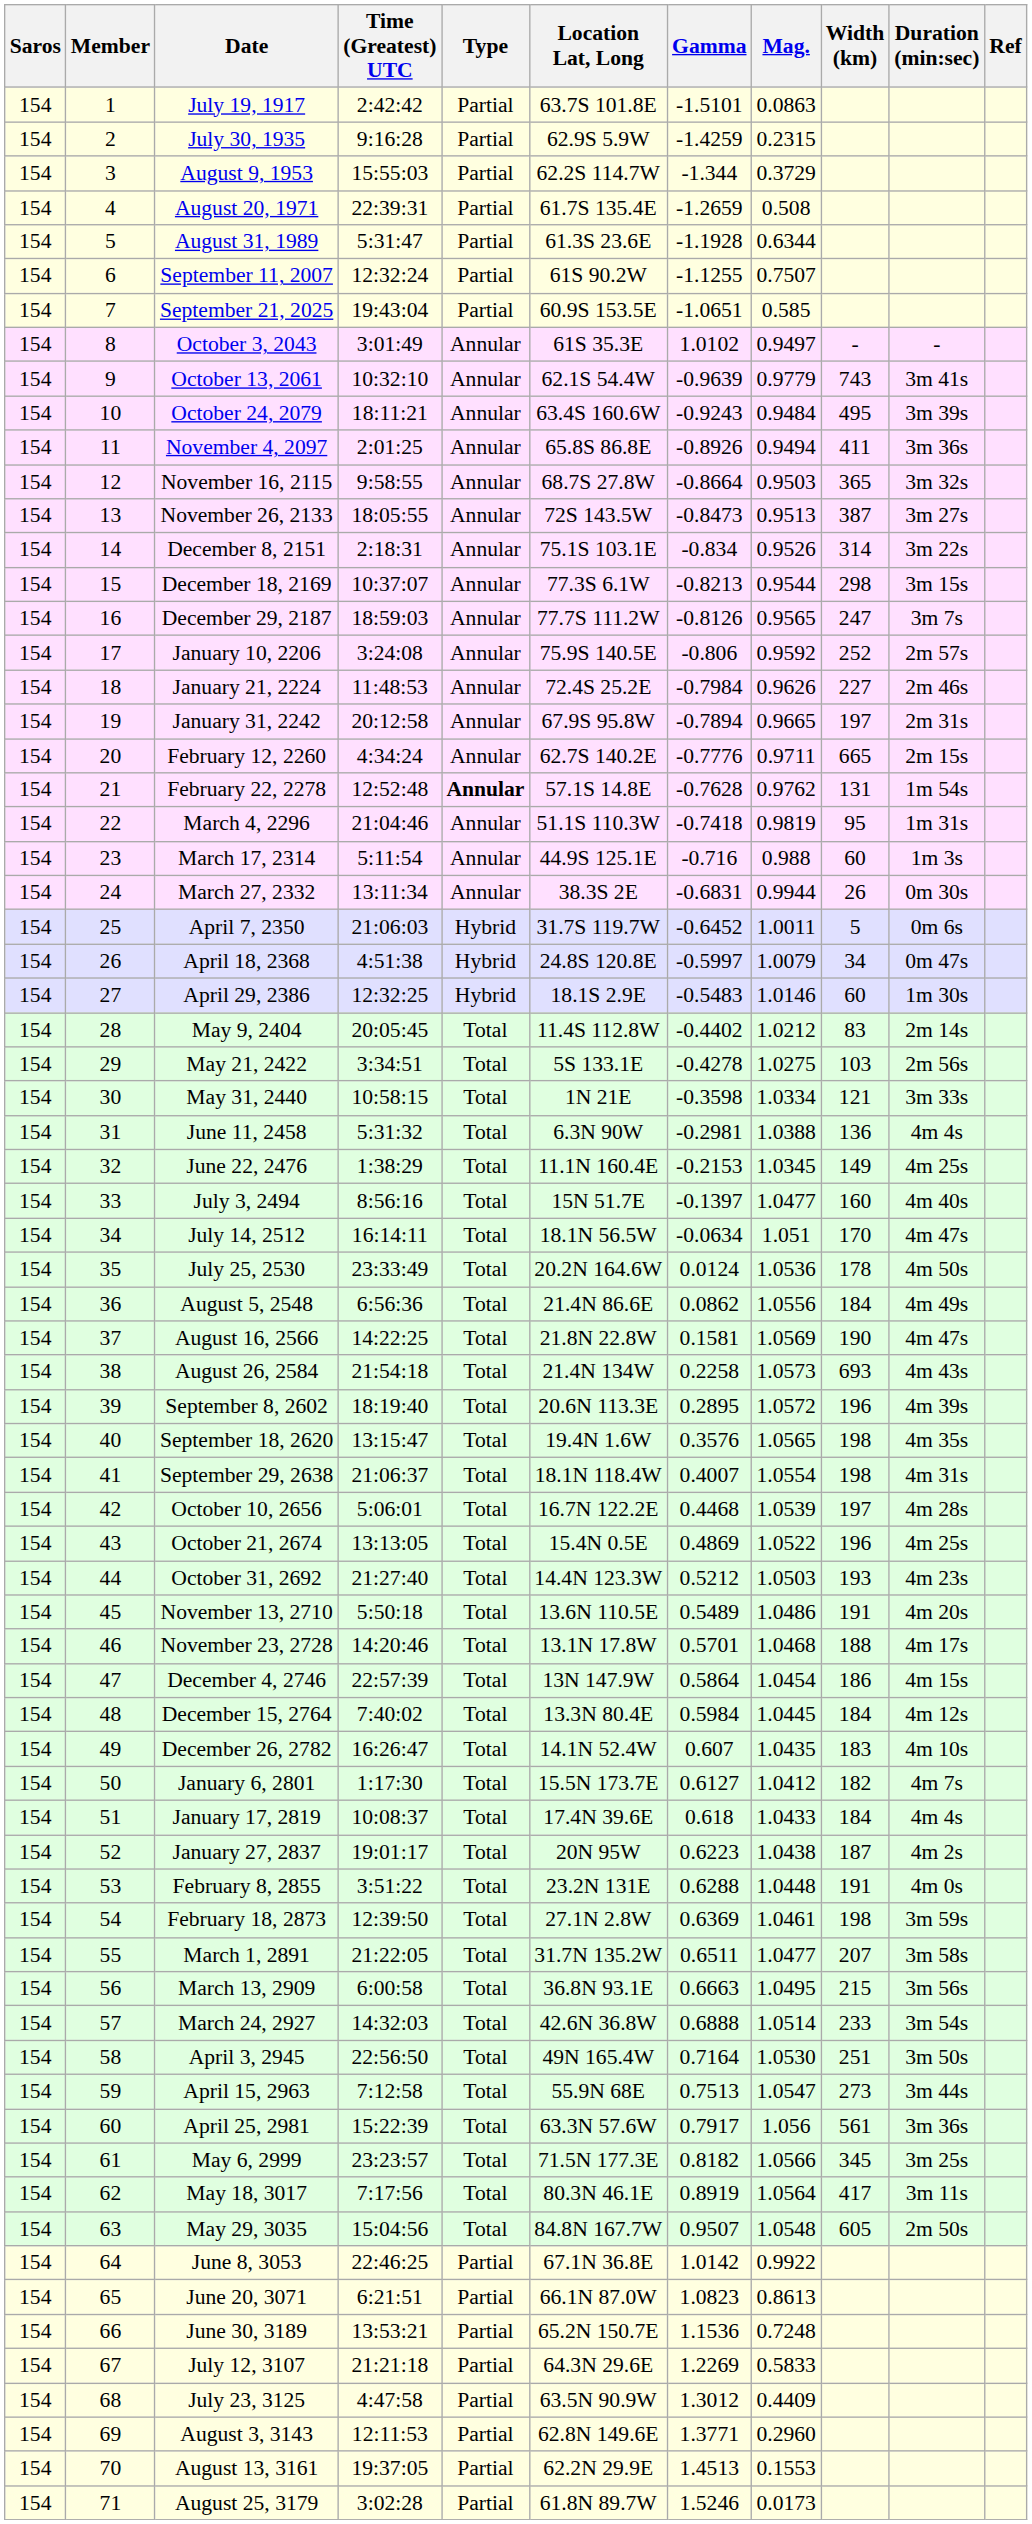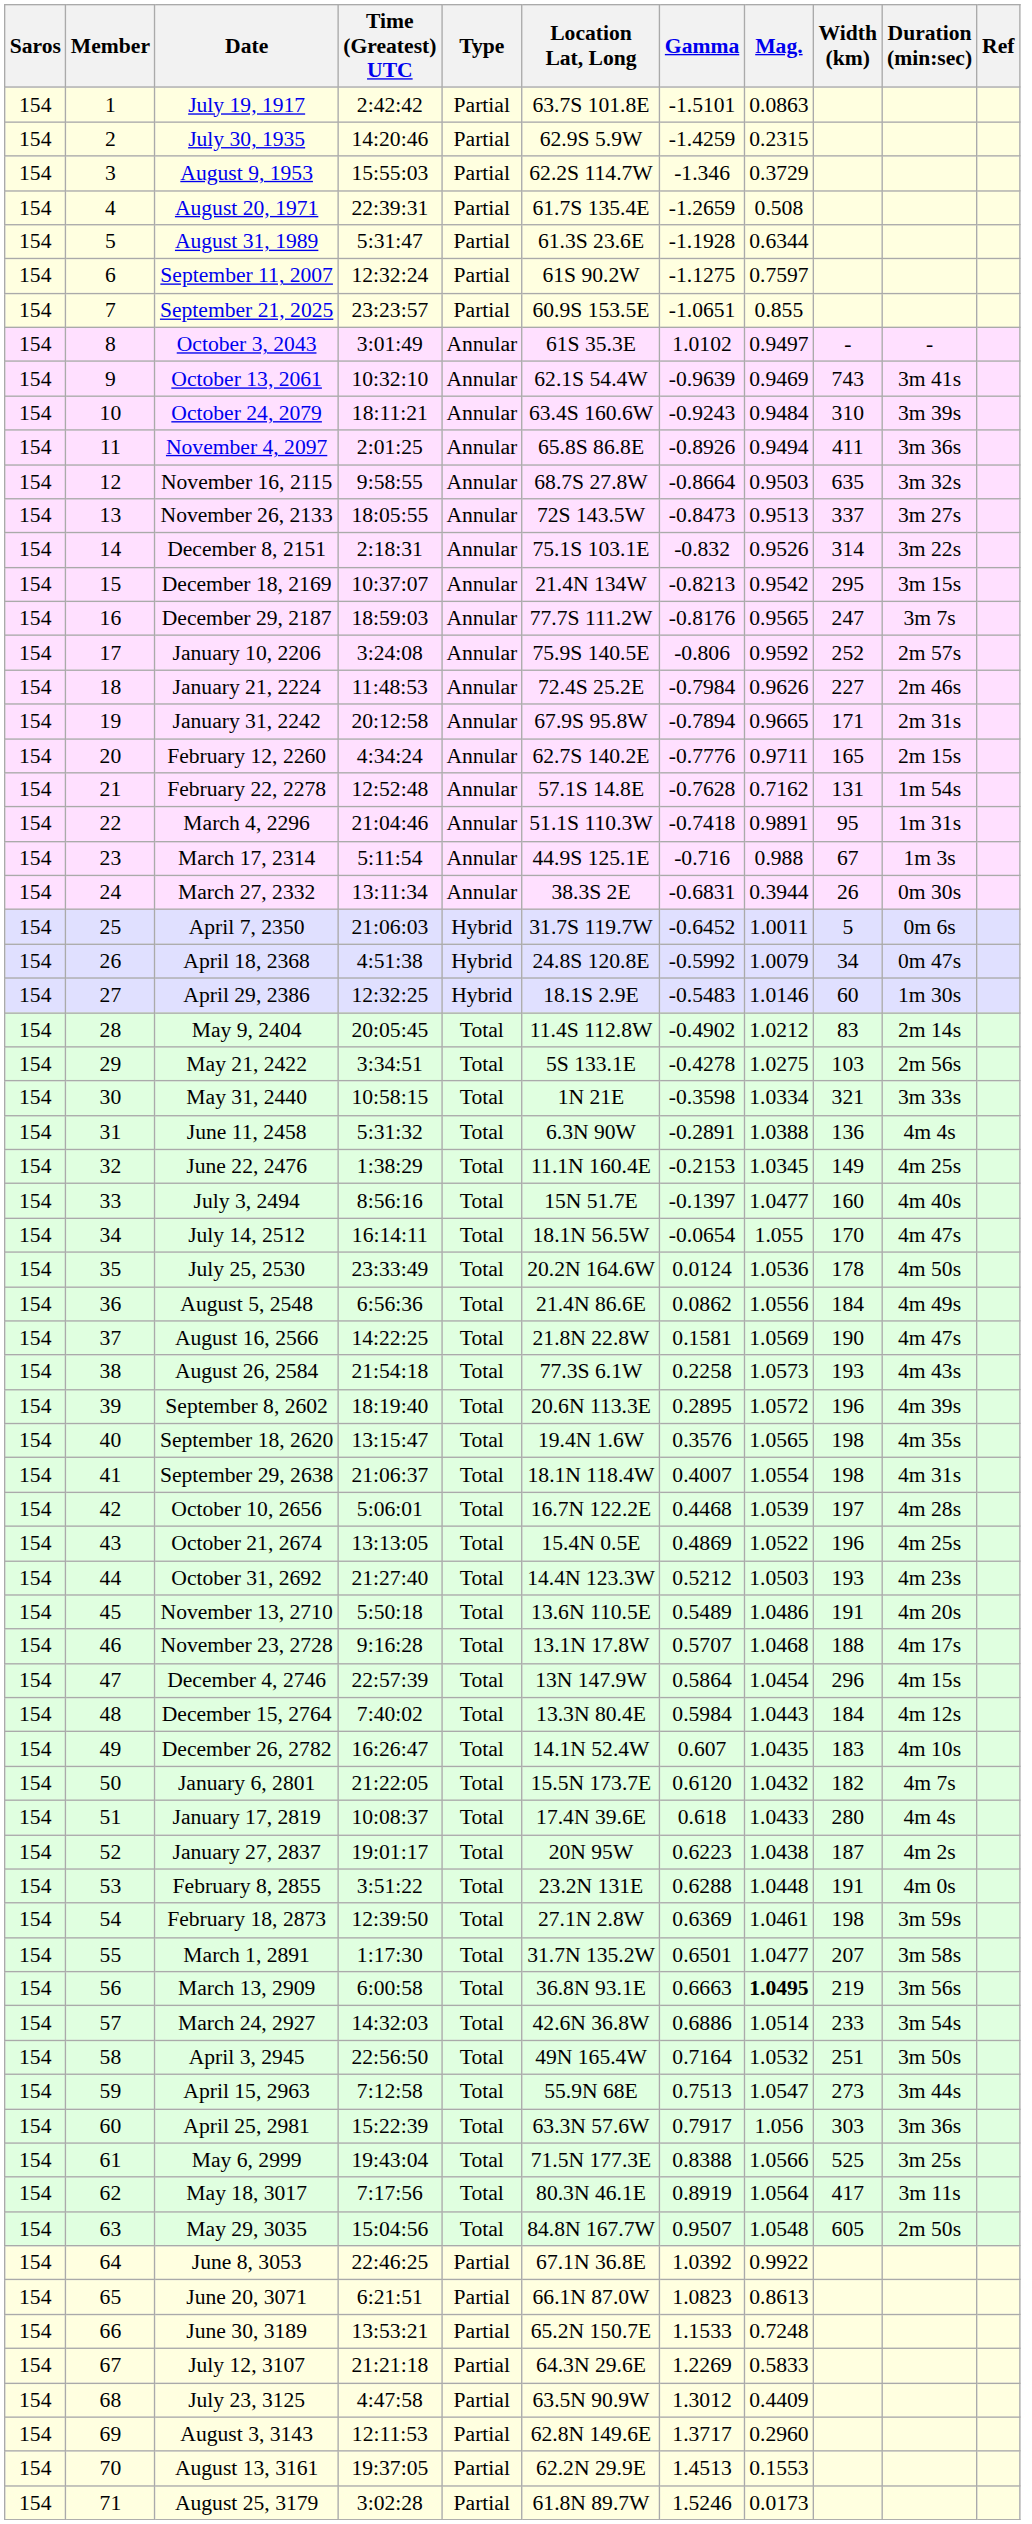(390, 138) 9:16:28 -> (390, 138) 14:20:46
(709, 172) -1.344 -> (702, 172) -1.346
(709, 275) -1.1255 -> (702, 275) -1.1275
(786, 275) 0.7507 -> (779, 275) 0.7597
(390, 310) 19:43:04 -> (390, 310) 23:23:57
(786, 310) 0.585 -> (779, 310) 0.855
(786, 378) 0.9779 -> (779, 378) 0.9469
(855, 412) 495 -> (848, 412) 310
(855, 481) 365 -> (848, 481) 635
(855, 515) 387 -> (848, 515) 337
(709, 549) -0.834 -> (702, 549) -0.832
(598, 584) 77.3S 6.1W -> (591, 584) 21.4N 134W
(786, 584) 0.9544 -> (779, 584) 0.9542
(855, 584) 298 -> (848, 584) 295
(709, 618) -0.8126 -> (702, 618) -0.8176
(855, 721) 197 -> (848, 721) 171
(855, 755) 665 -> (848, 755) 165
(485, 789) bold -> (482, 789) normal
(786, 789) 0.9762 -> (779, 789) 0.7162
(786, 823) 0.9819 -> (779, 823) 0.9891
(855, 858) 60 -> (848, 858) 67
(786, 892) 0.9944 -> (779, 892) 0.3944
(709, 960) -0.5997 -> (702, 960) -0.5992
(709, 1029) -0.4402 -> (702, 1029) -0.4902
(855, 1097) 121 -> (848, 1097) 321
(709, 1132) -0.2981 -> (702, 1132) -0.2891
(709, 1234) -0.0634 -> (702, 1234) -0.0654
(786, 1234) 1.051 -> (779, 1234) 1.055
(598, 1371) 21.4N 134W -> (591, 1371) 77.3S 6.1W
(855, 1371) 693 -> (848, 1371) 193
(390, 1646) 14:20:46 -> (390, 1646) 9:16:28
(709, 1646) 0.5701 -> (702, 1646) 0.5707
(855, 1680) 186 -> (848, 1680) 296
(786, 1714) 1.0445 -> (779, 1714) 1.0443
(390, 1783) 1:17:30 -> (390, 1783) 21:22:05
(709, 1783) 0.6127 -> (702, 1783) 0.6120
(786, 1783) 1.0412 -> (779, 1783) 1.0432
(855, 1817) 184 -> (848, 1817) 280
(390, 1954) 21:22:05 -> (390, 1954) 1:17:30
(709, 1954) 0.6511 -> (702, 1954) 0.6501
(786, 1988) normal -> (779, 1988) bold
(855, 1988) 215 -> (848, 1988) 219
(709, 2022) 0.6888 -> (702, 2022) 0.6886
(786, 2057) 1.0530 -> (779, 2057) 1.0532
(855, 2125) 561 -> (848, 2125) 303
(390, 2159) 23:23:57 -> (390, 2159) 19:43:04
(709, 2159) 0.8182 -> (702, 2159) 0.8388
(855, 2159) 345 -> (848, 2159) 525
(709, 2262) 1.0142 -> (702, 2262) 1.0392
(709, 2331) 1.1536 -> (702, 2331) 1.1533
(709, 2433) 1.3771 -> (702, 2433) 1.3717
